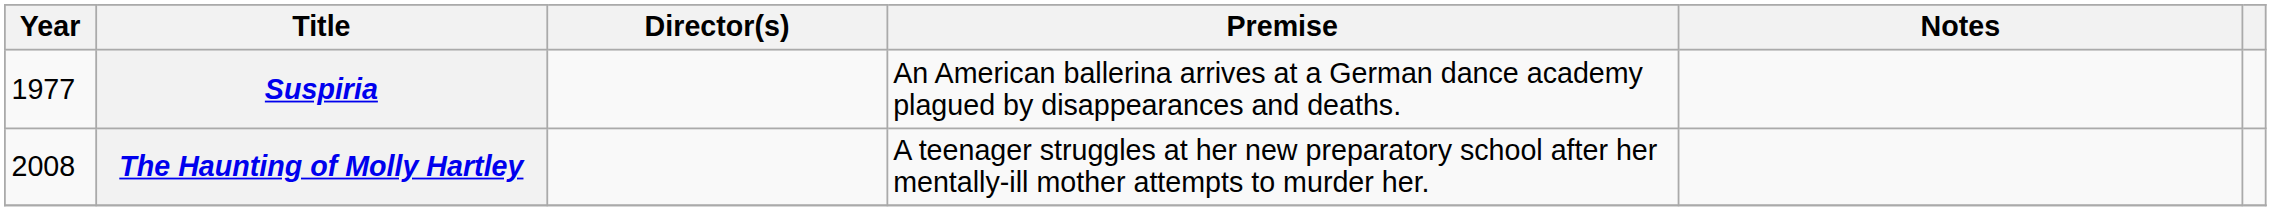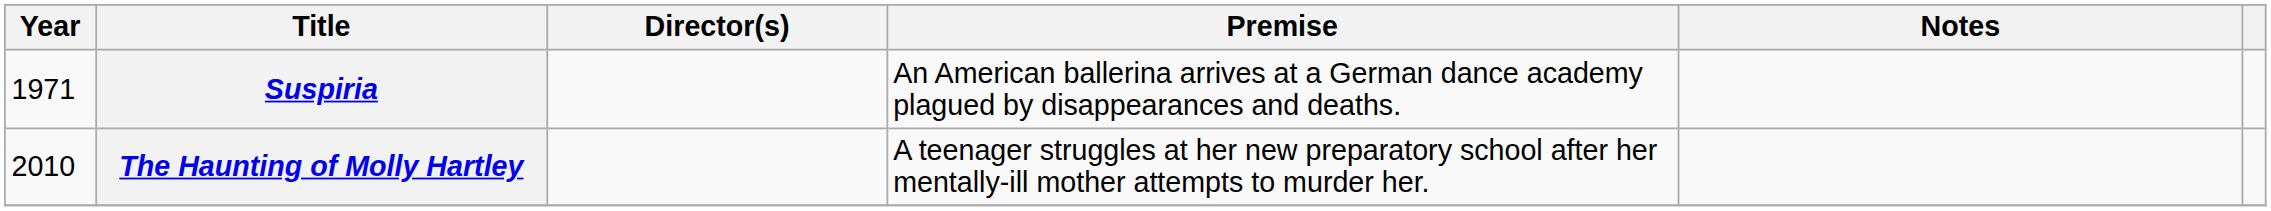(43, 88) 1977 -> (43, 88) 1971
(43, 166) 2008 -> (43, 166) 2010
